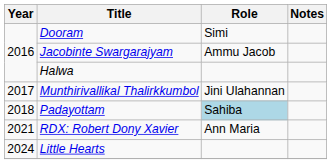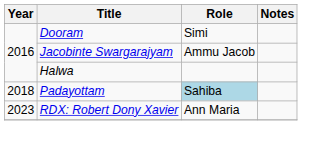- row: (119, 91)
(21, 129) 2021 -> (21, 110) 2023
- row: (72, 149)
